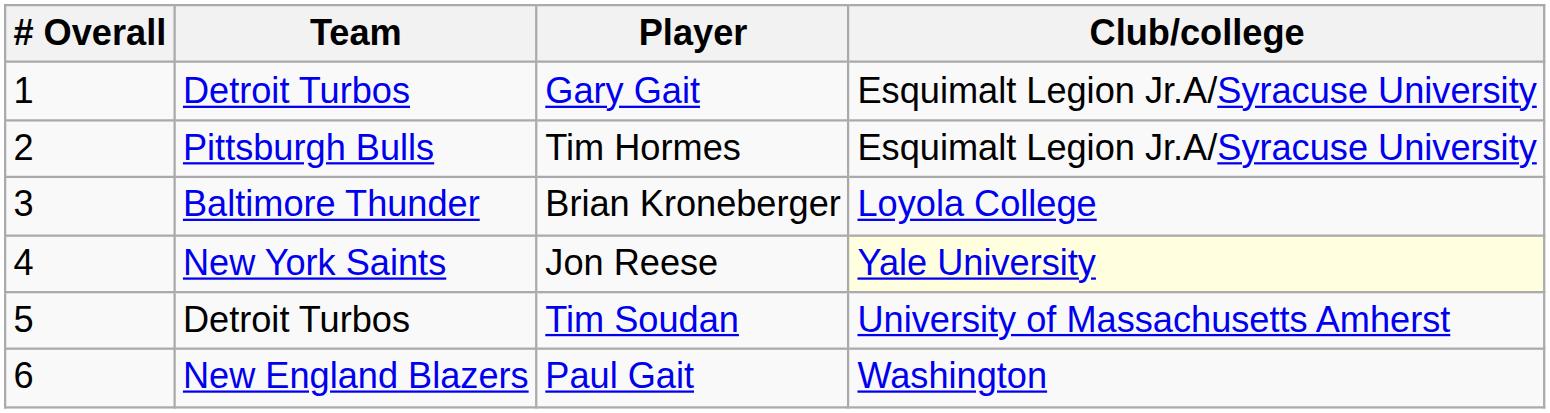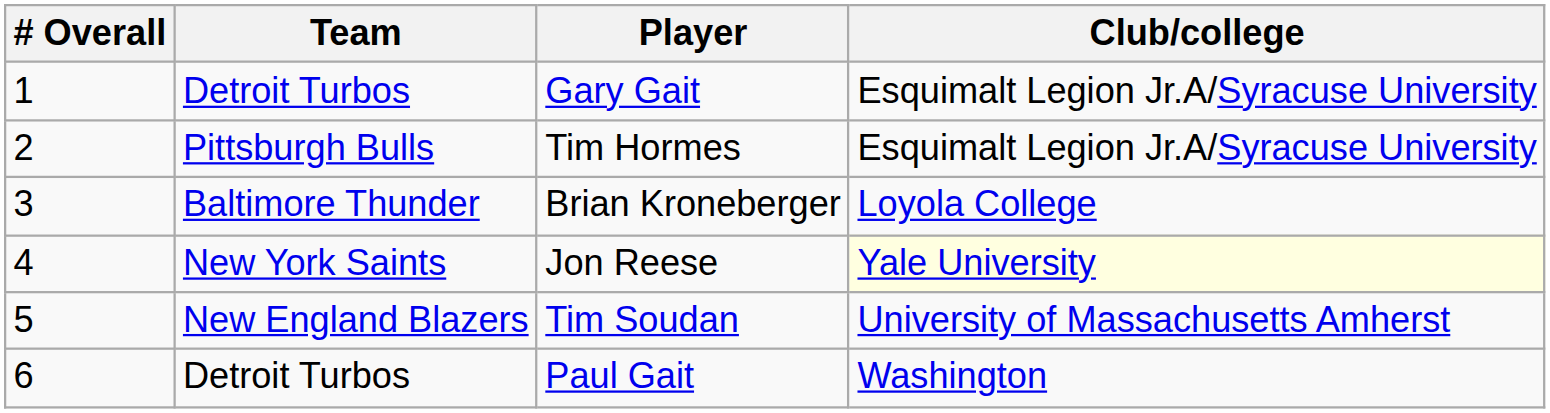(296, 319) Detroit Turbos -> (356, 319) New England Blazers
(356, 377) New England Blazers -> (296, 377) Detroit Turbos
